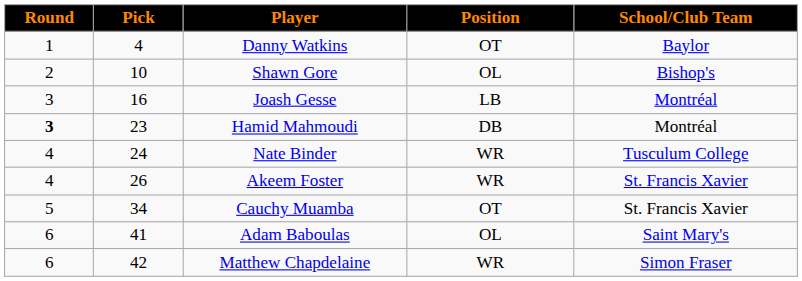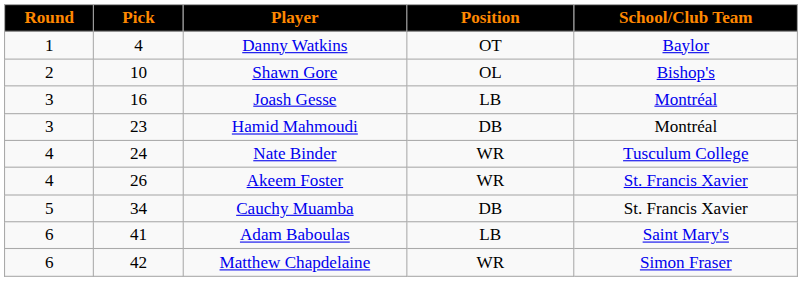(49, 126) bold -> (49, 126) normal
(490, 208) OT -> (490, 208) DB
(490, 235) OL -> (490, 235) LB
